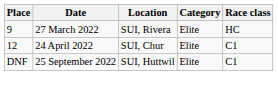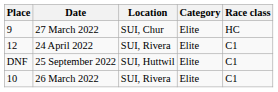(146, 29) SUI, Rivera -> (142, 29) SUI, Chur
(142, 45) SUI, Chur -> (146, 45) SUI, Rivera
+ row: (67, 78)
